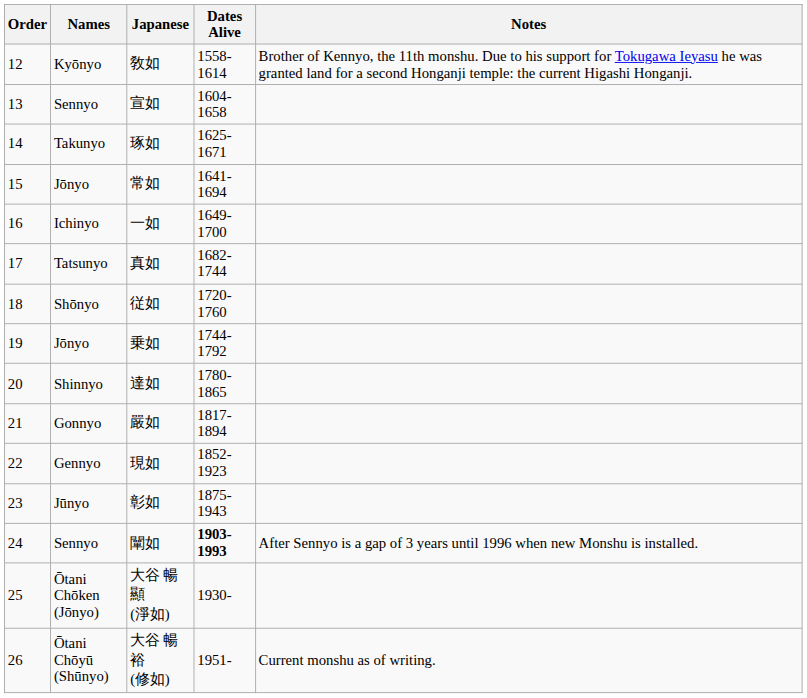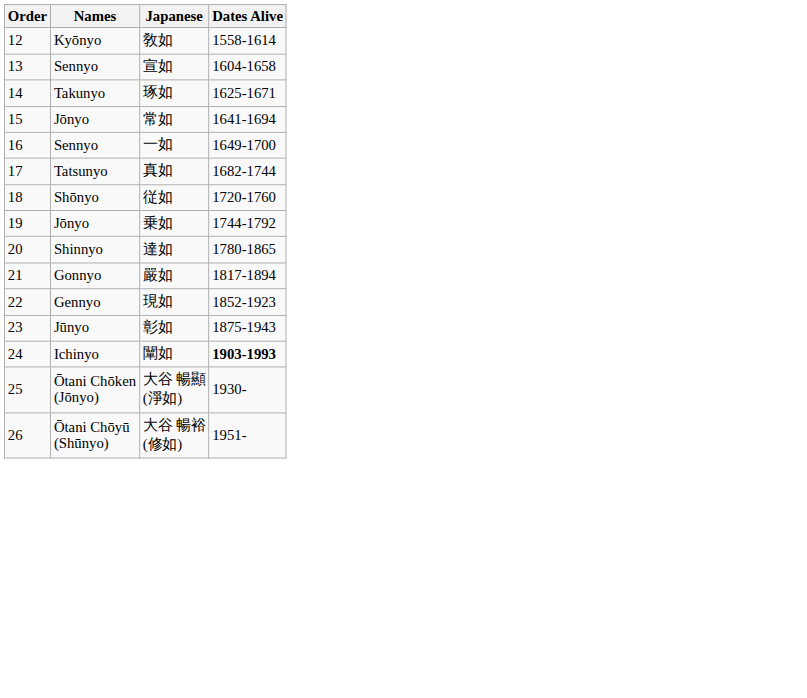- column: (529, 24)
(76, 223) Ichinyo -> (76, 145) Sennyo
(76, 543) Sennyo -> (76, 354) Ichinyo
